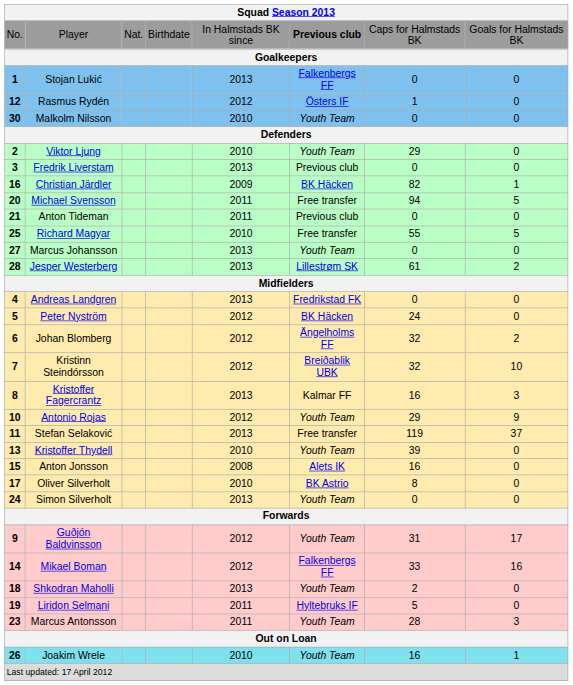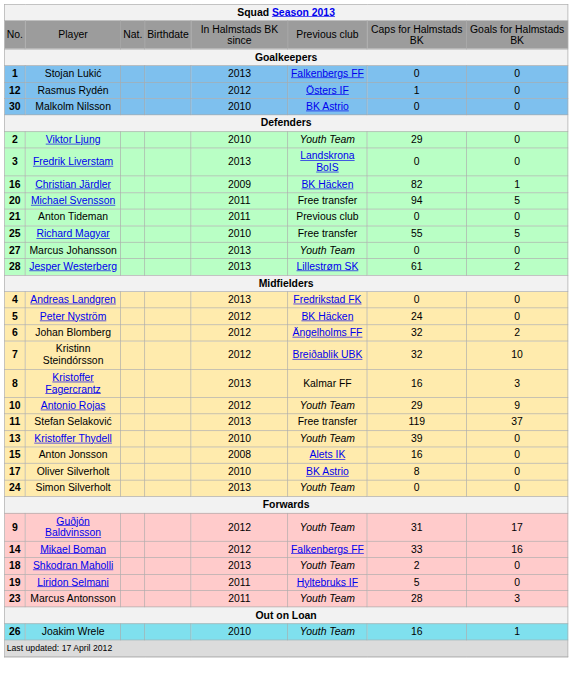(327, 35) bold -> (327, 35) normal
(327, 118) Youth Team -> (327, 106) BK Astrio
(327, 168) Previous club -> (327, 162) Landskrona BoIS
